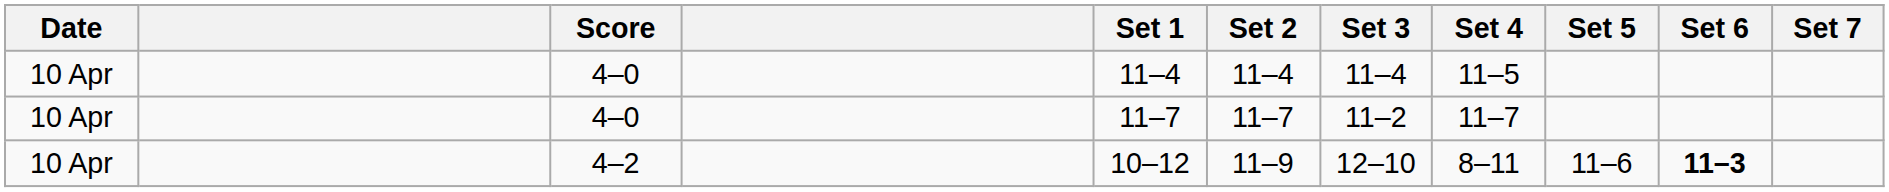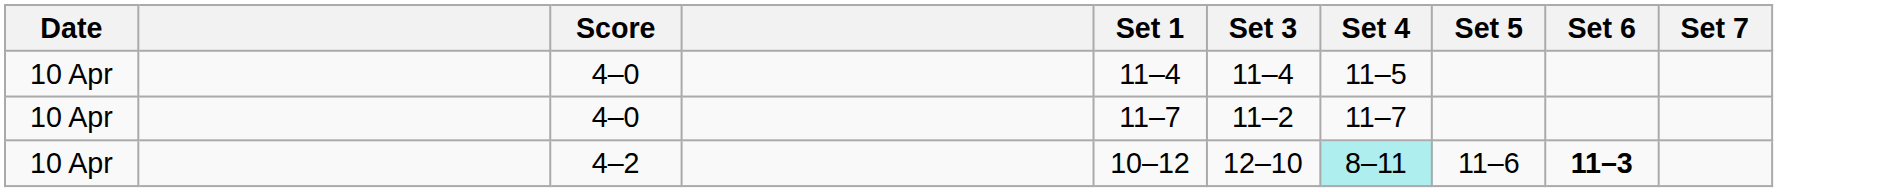- column: (1263, 28)
(1489, 164) no background -> (1376, 164) paleturquoise background
